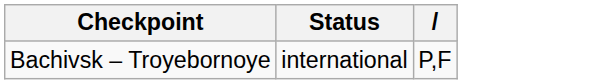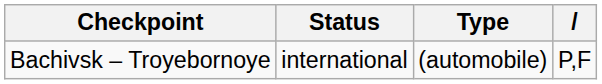+ column: (483, 22)
